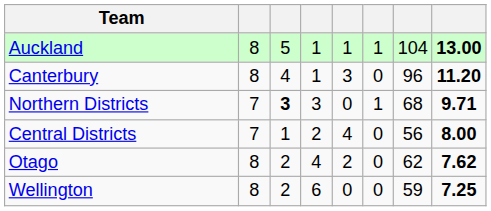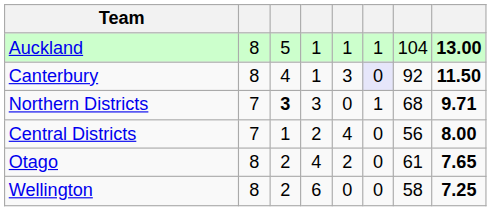(378, 76) no background -> (378, 76) lavender background
(413, 76) 96 -> (413, 76) 92
(459, 76) 11.20 -> (459, 76) 11.50
(413, 162) 62 -> (413, 162) 61
(459, 162) 7.62 -> (459, 162) 7.65
(413, 190) 59 -> (413, 190) 58
